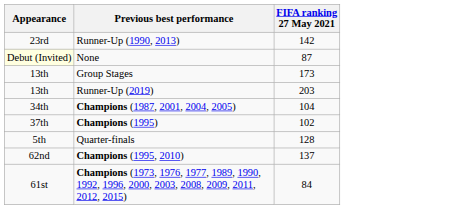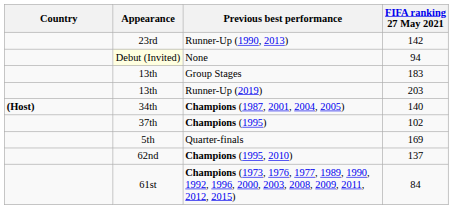+ column: (59, 18)
(307, 57) 87 -> (415, 57) 94
(307, 73) 173 -> (415, 73) 183
(307, 106) 104 -> (415, 106) 140
(307, 139) 128 -> (415, 139) 169
